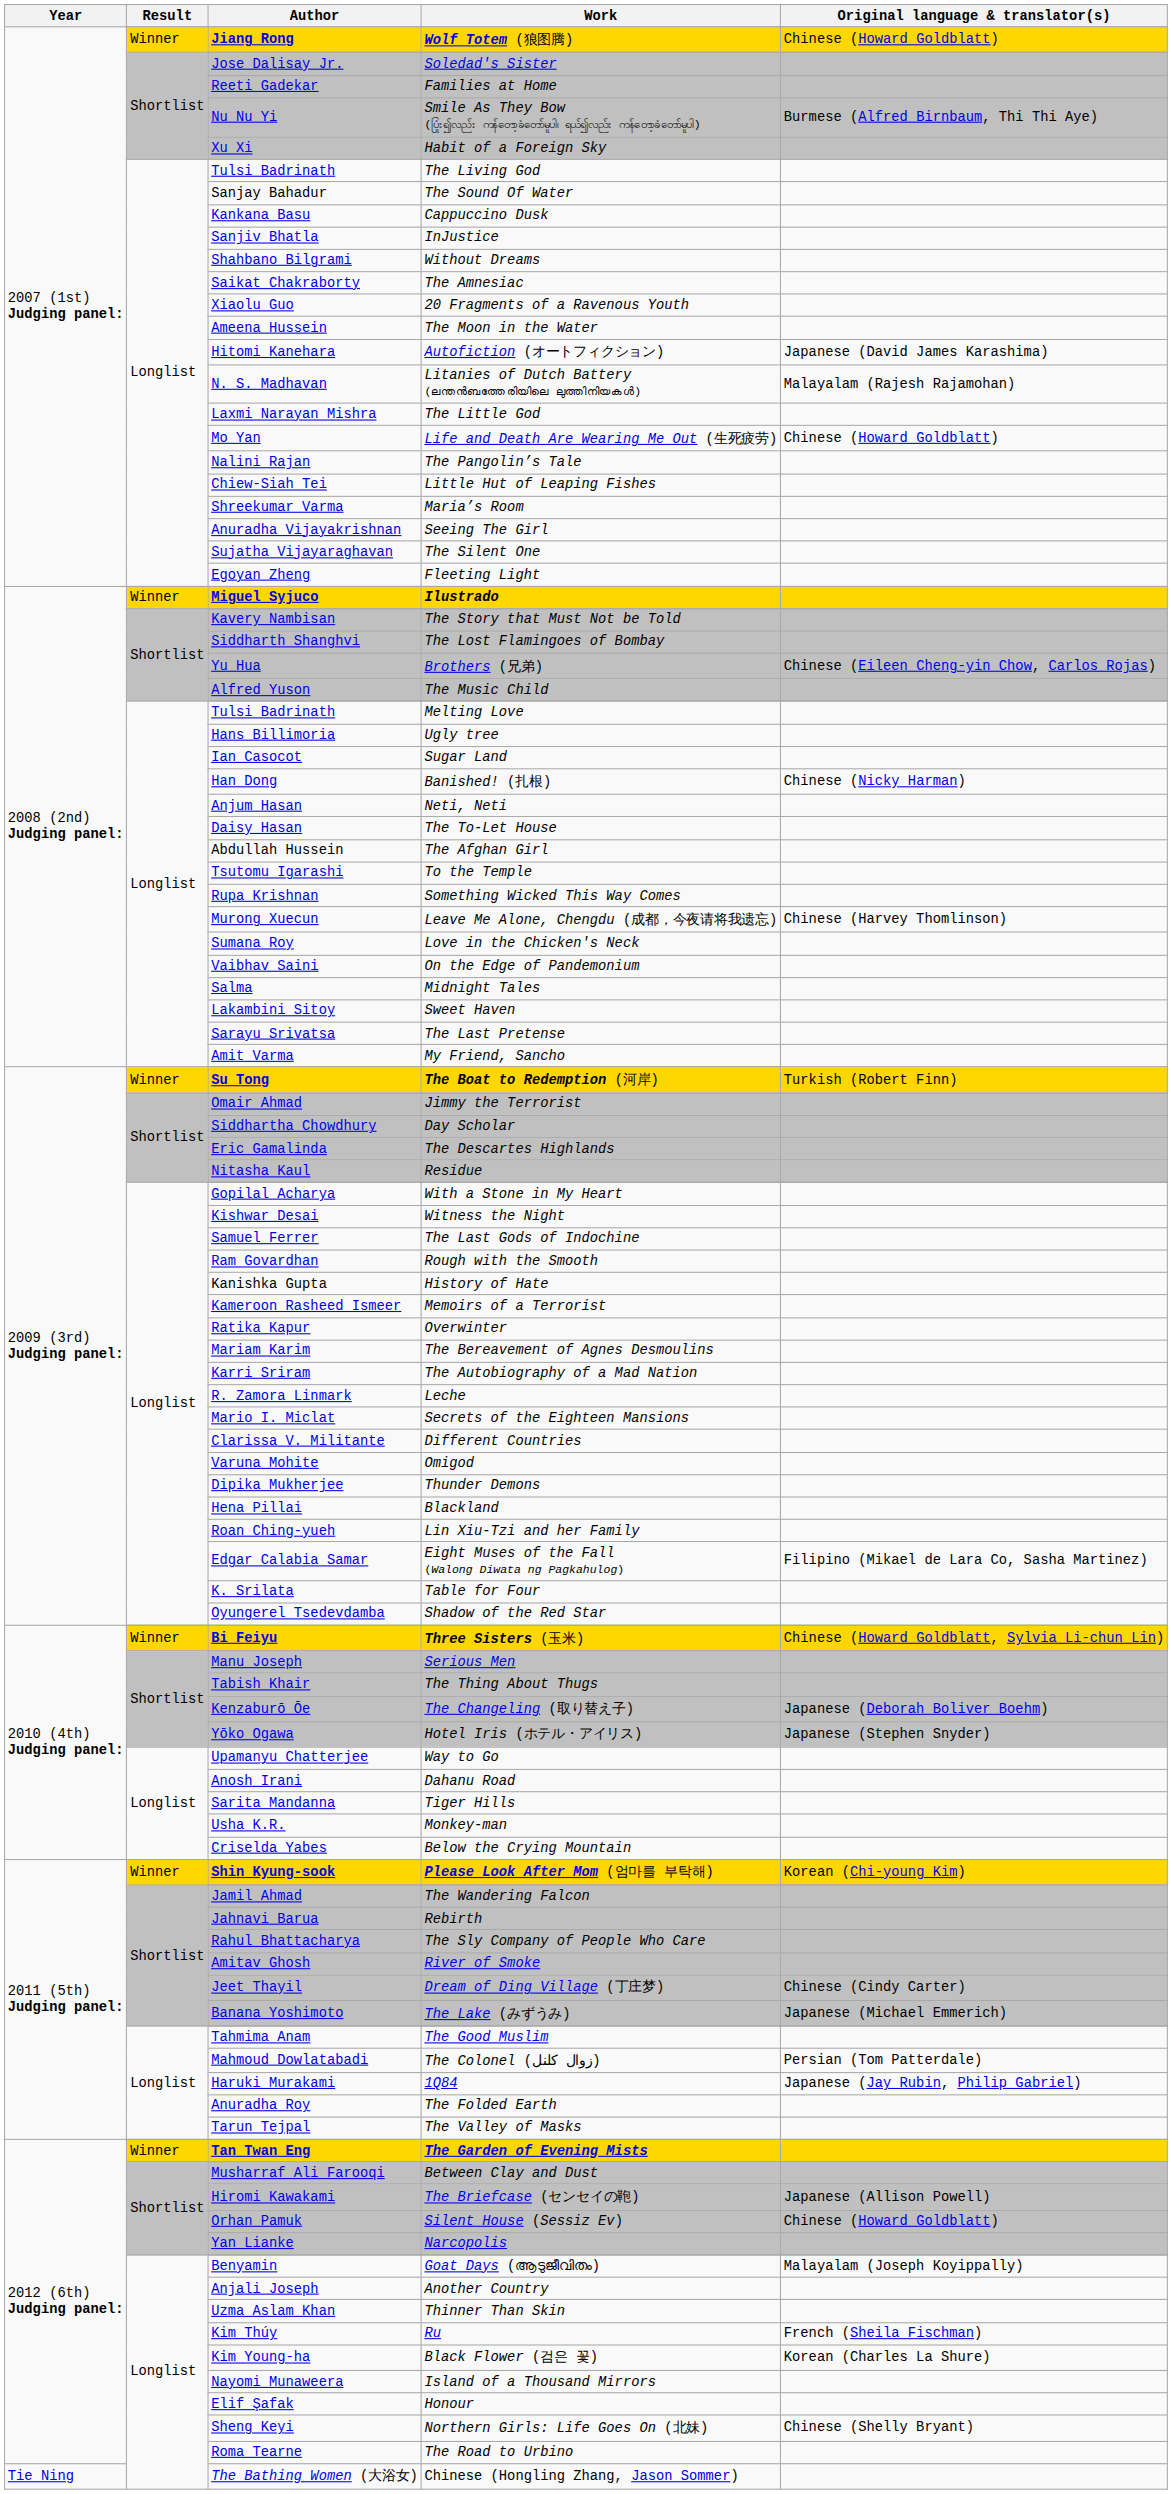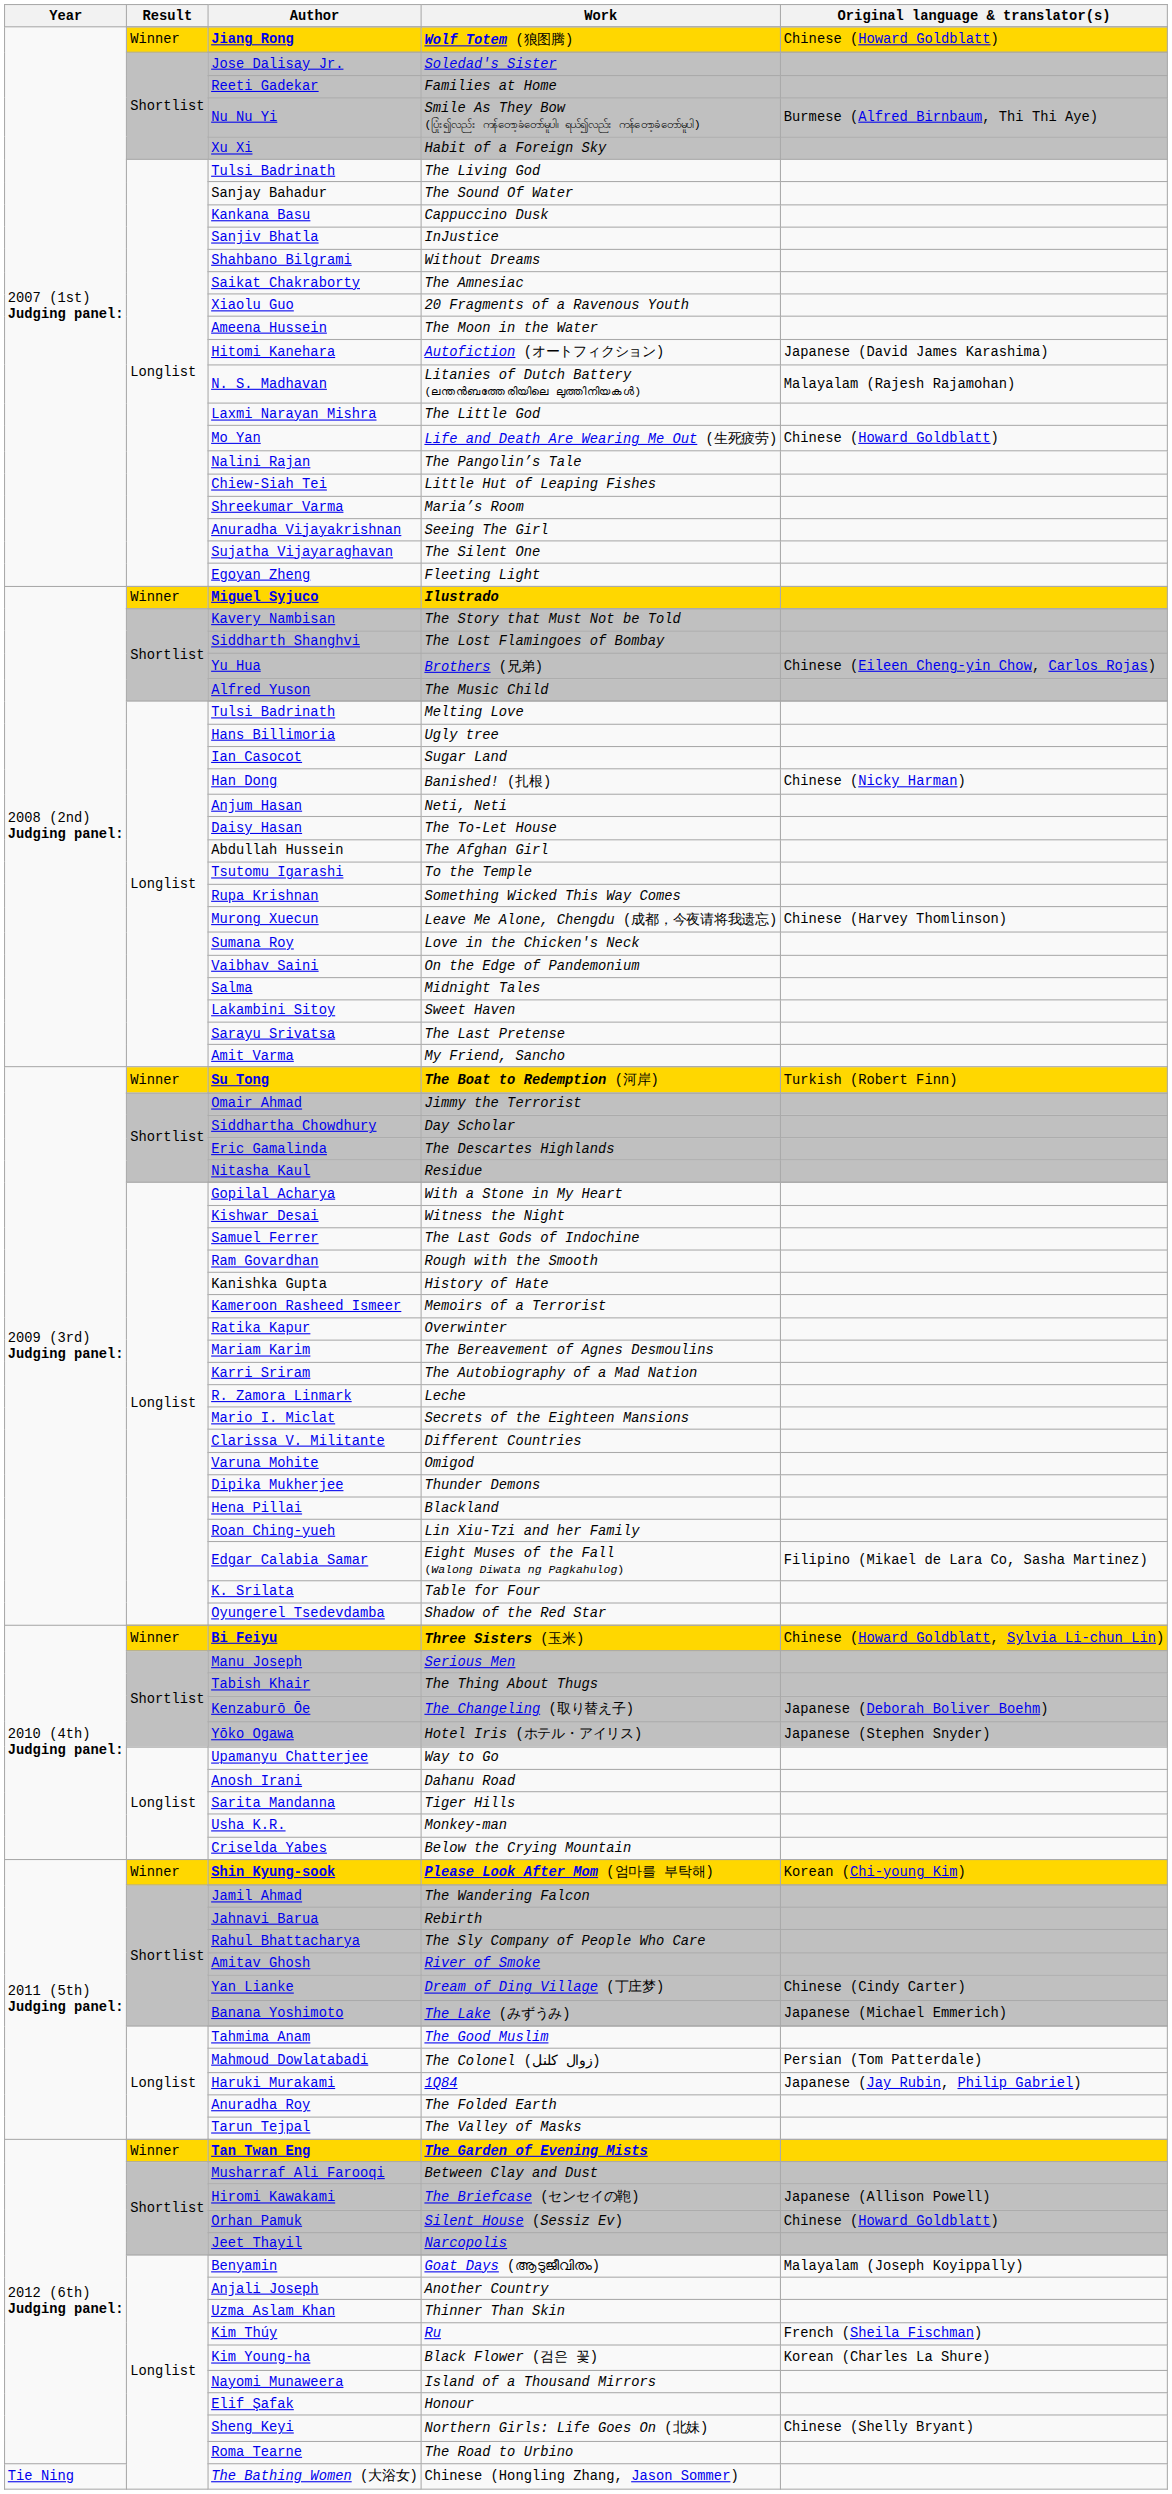(257, 1988) Jeet Thayil -> (252, 1988) Yan Lianke
(252, 2244) Yan Lianke -> (257, 2244) Jeet Thayil
